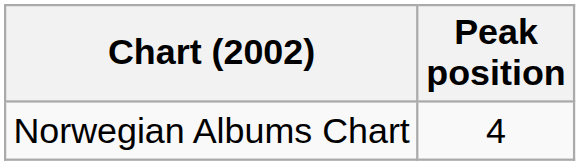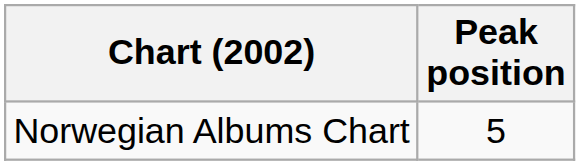(496, 130) 4 -> (496, 130) 5
